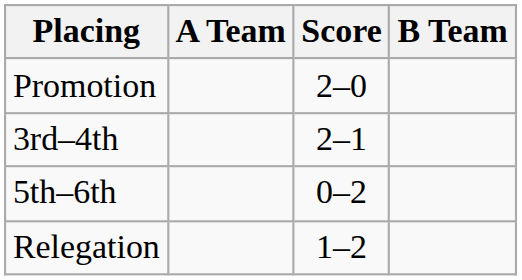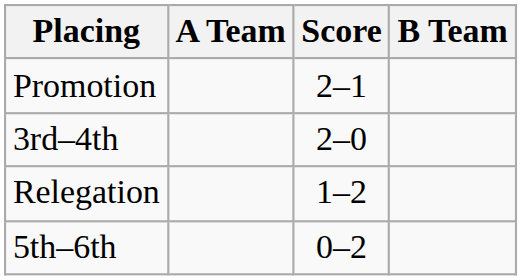(342, 85) 2–0 -> (342, 85) 2–1
(342, 138) 2–1 -> (342, 138) 2–0
rows swapped: (65, 192) <-> (86, 246)
